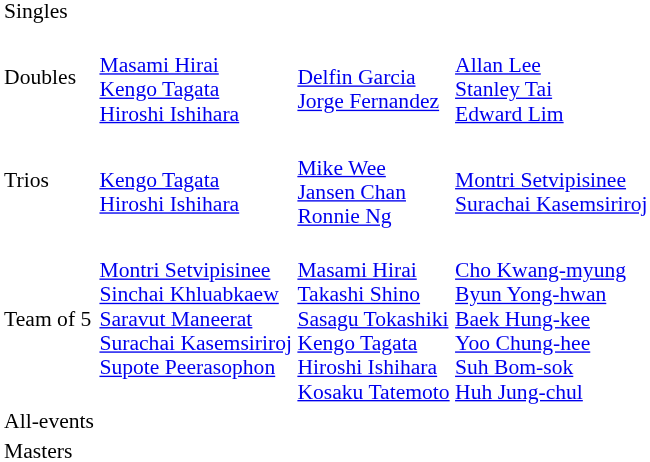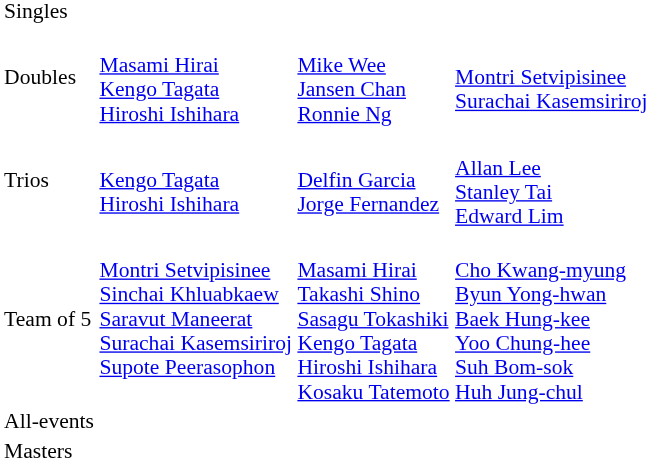(368, 89) Delfin Garcia Jorge Fernandez -> (352, 89) Mike Wee Jansen Chan Ronnie Ng
(509, 89) Allan Lee Stanley Tai Edward Lim -> (551, 89) Montri Setvipisinee Surachai Kasemsiriroj
(352, 191) Mike Wee Jansen Chan Ronnie Ng -> (368, 191) Delfin Garcia Jorge Fernandez
(551, 191) Montri Setvipisinee Surachai Kasemsiriroj -> (509, 191) Allan Lee Stanley Tai Edward Lim
